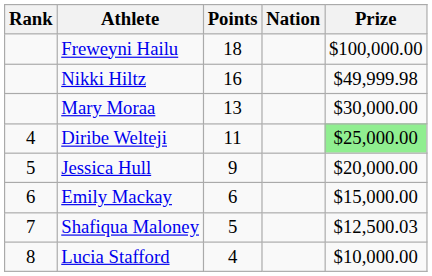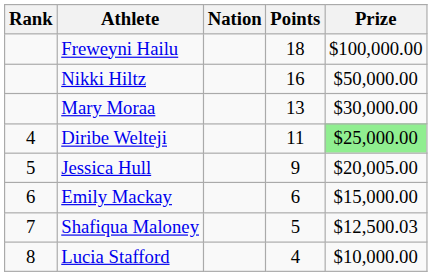columns swapped: (293, 19) <-> (233, 19)
(376, 78) $49,999.98 -> (376, 78) $50,000.00
(376, 167) $20,000.00 -> (376, 167) $20,005.00
